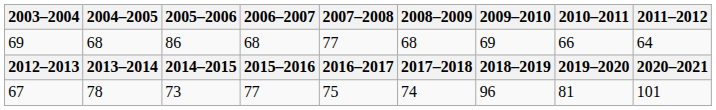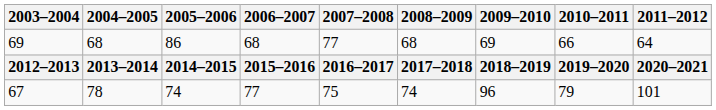(173, 92) 73 -> (173, 92) 74
(566, 92) 81 -> (566, 92) 79
